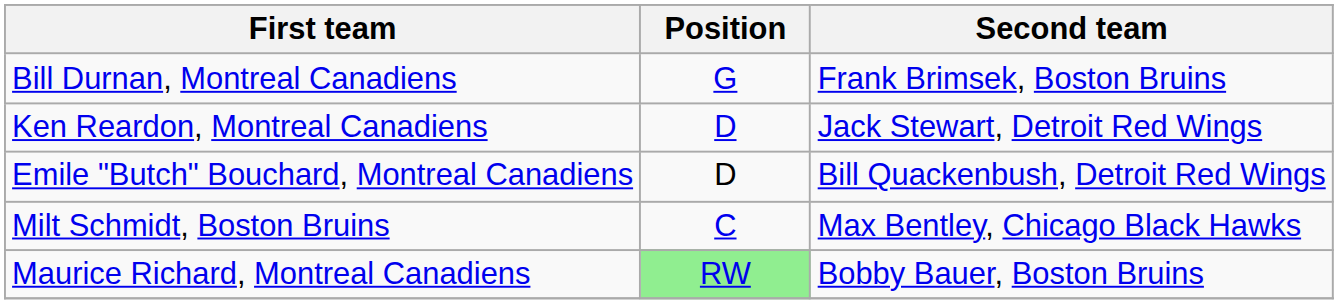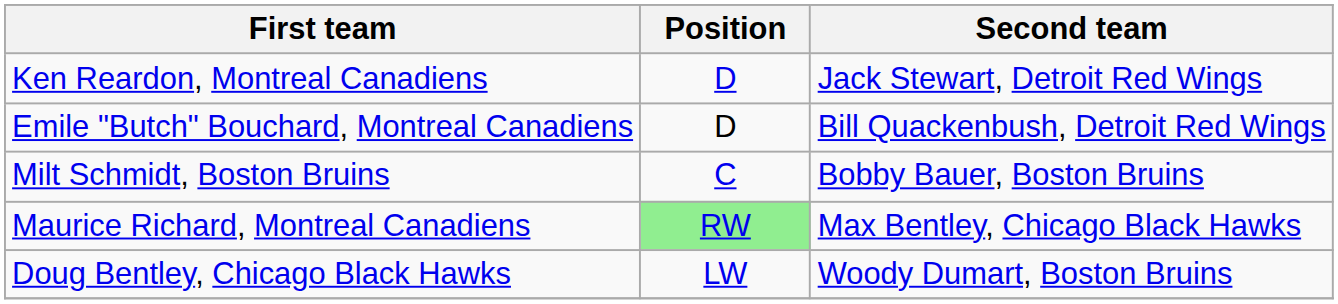- row: (234, 77)
(1059, 224) Max Bentley, Chicago Black Hawks -> (1011, 175) Bobby Bauer, Boston Bruins
(1011, 273) Bobby Bauer, Boston Bruins -> (1059, 224) Max Bentley, Chicago Black Hawks
+ row: (262, 273)
